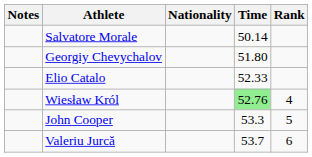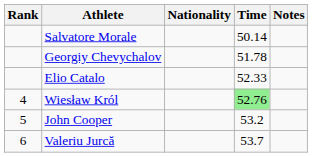columns swapped: (289, 15) <-> (23, 15)
(253, 57) 51.80 -> (252, 57) 51.78
(253, 120) 53.3 -> (252, 120) 53.2
